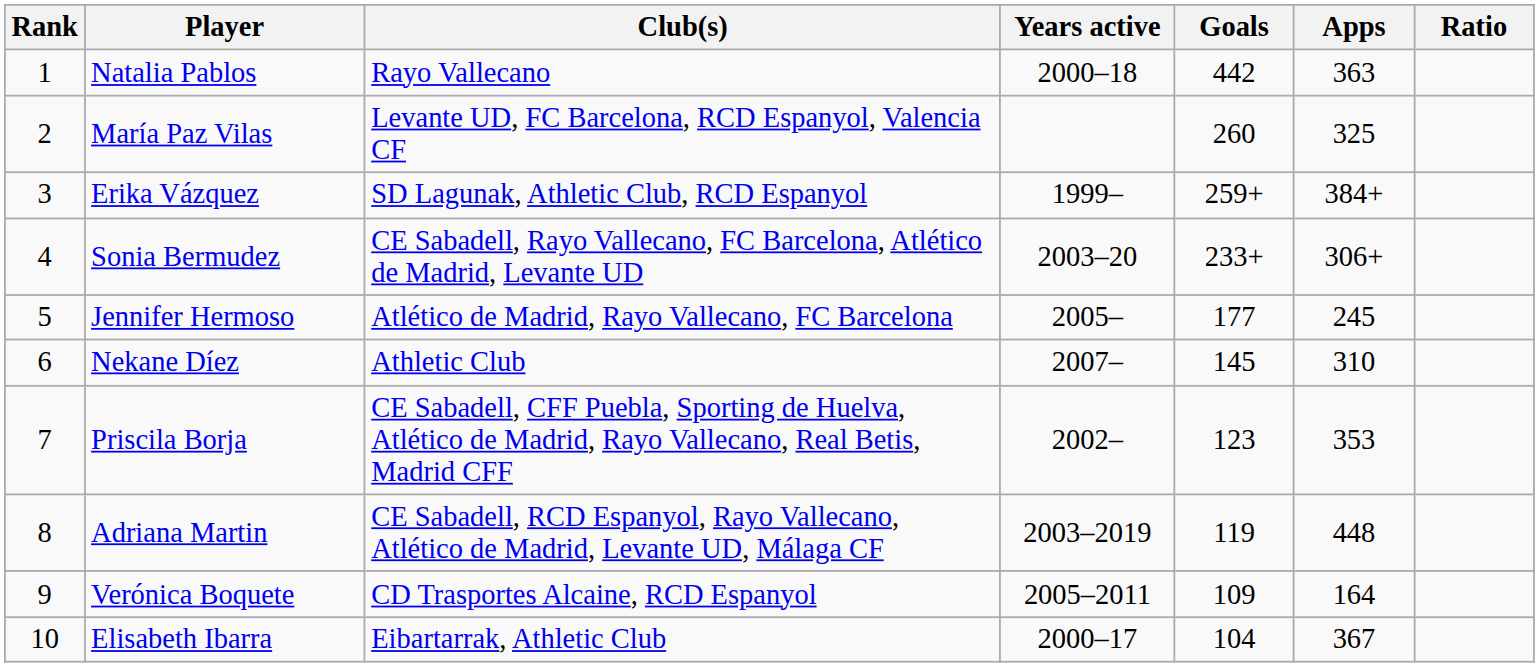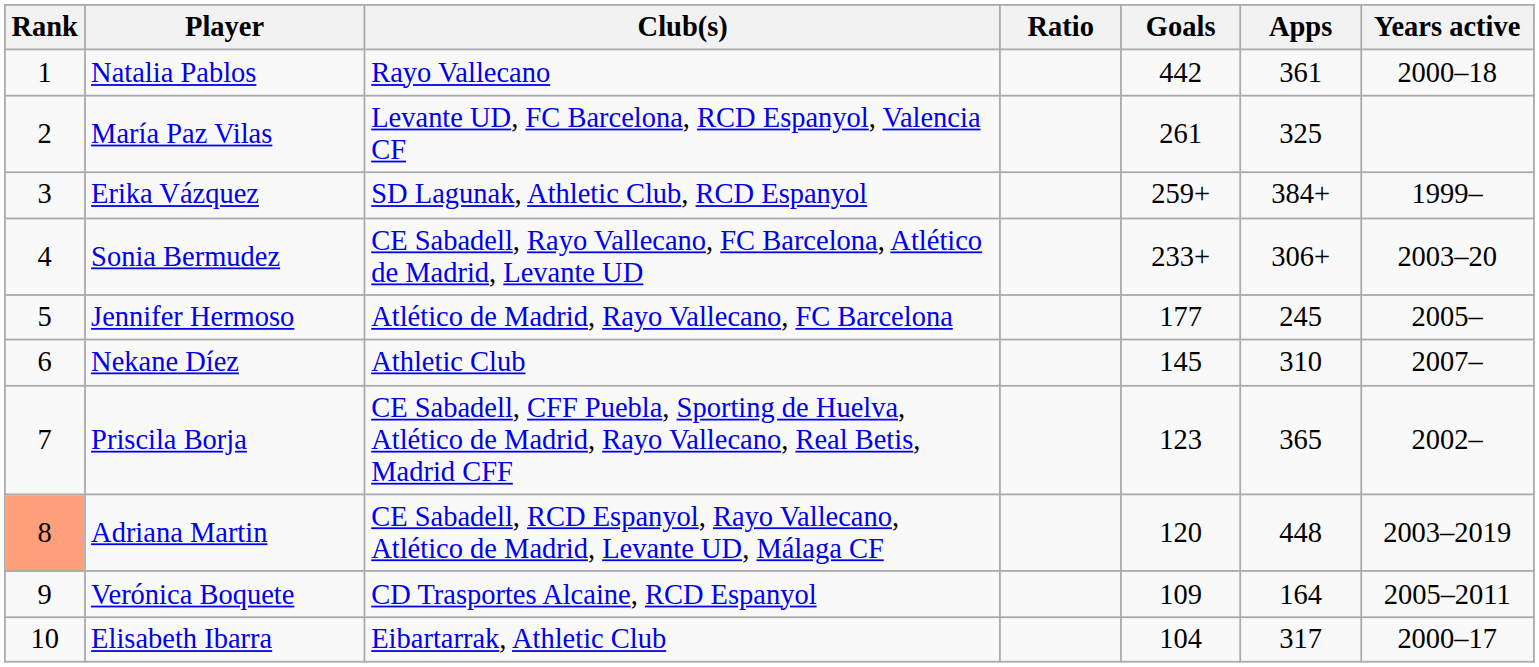columns swapped: (1087, 27) <-> (1474, 27)
(1354, 72) 363 -> (1301, 72) 361
(1234, 133) 260 -> (1181, 133) 261
(1354, 439) 353 -> (1301, 439) 365
(45, 532) no background -> (45, 532) lightsalmon background
(1234, 532) 119 -> (1181, 532) 120
(1354, 638) 367 -> (1301, 638) 317
